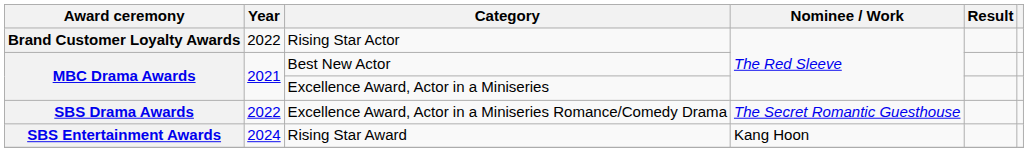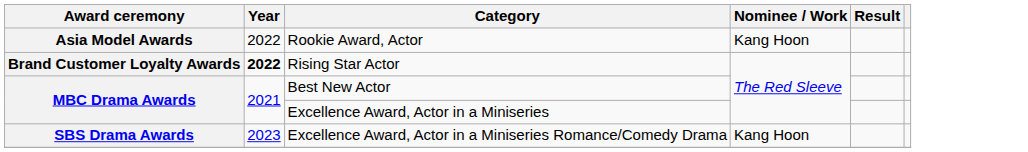+ row: (355, 40)
(264, 40) normal -> (264, 64) bold
(264, 111) 2022 -> (264, 135) 2023
(847, 111) The Secret Romantic Guesthouse -> (772, 135) Kang Hoon
- row: (347, 135)
